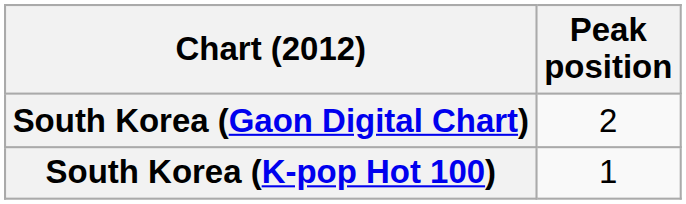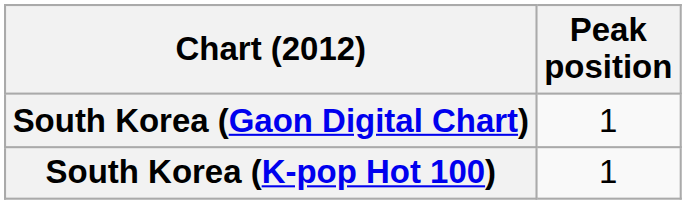(608, 119) 2 -> (608, 119) 1
